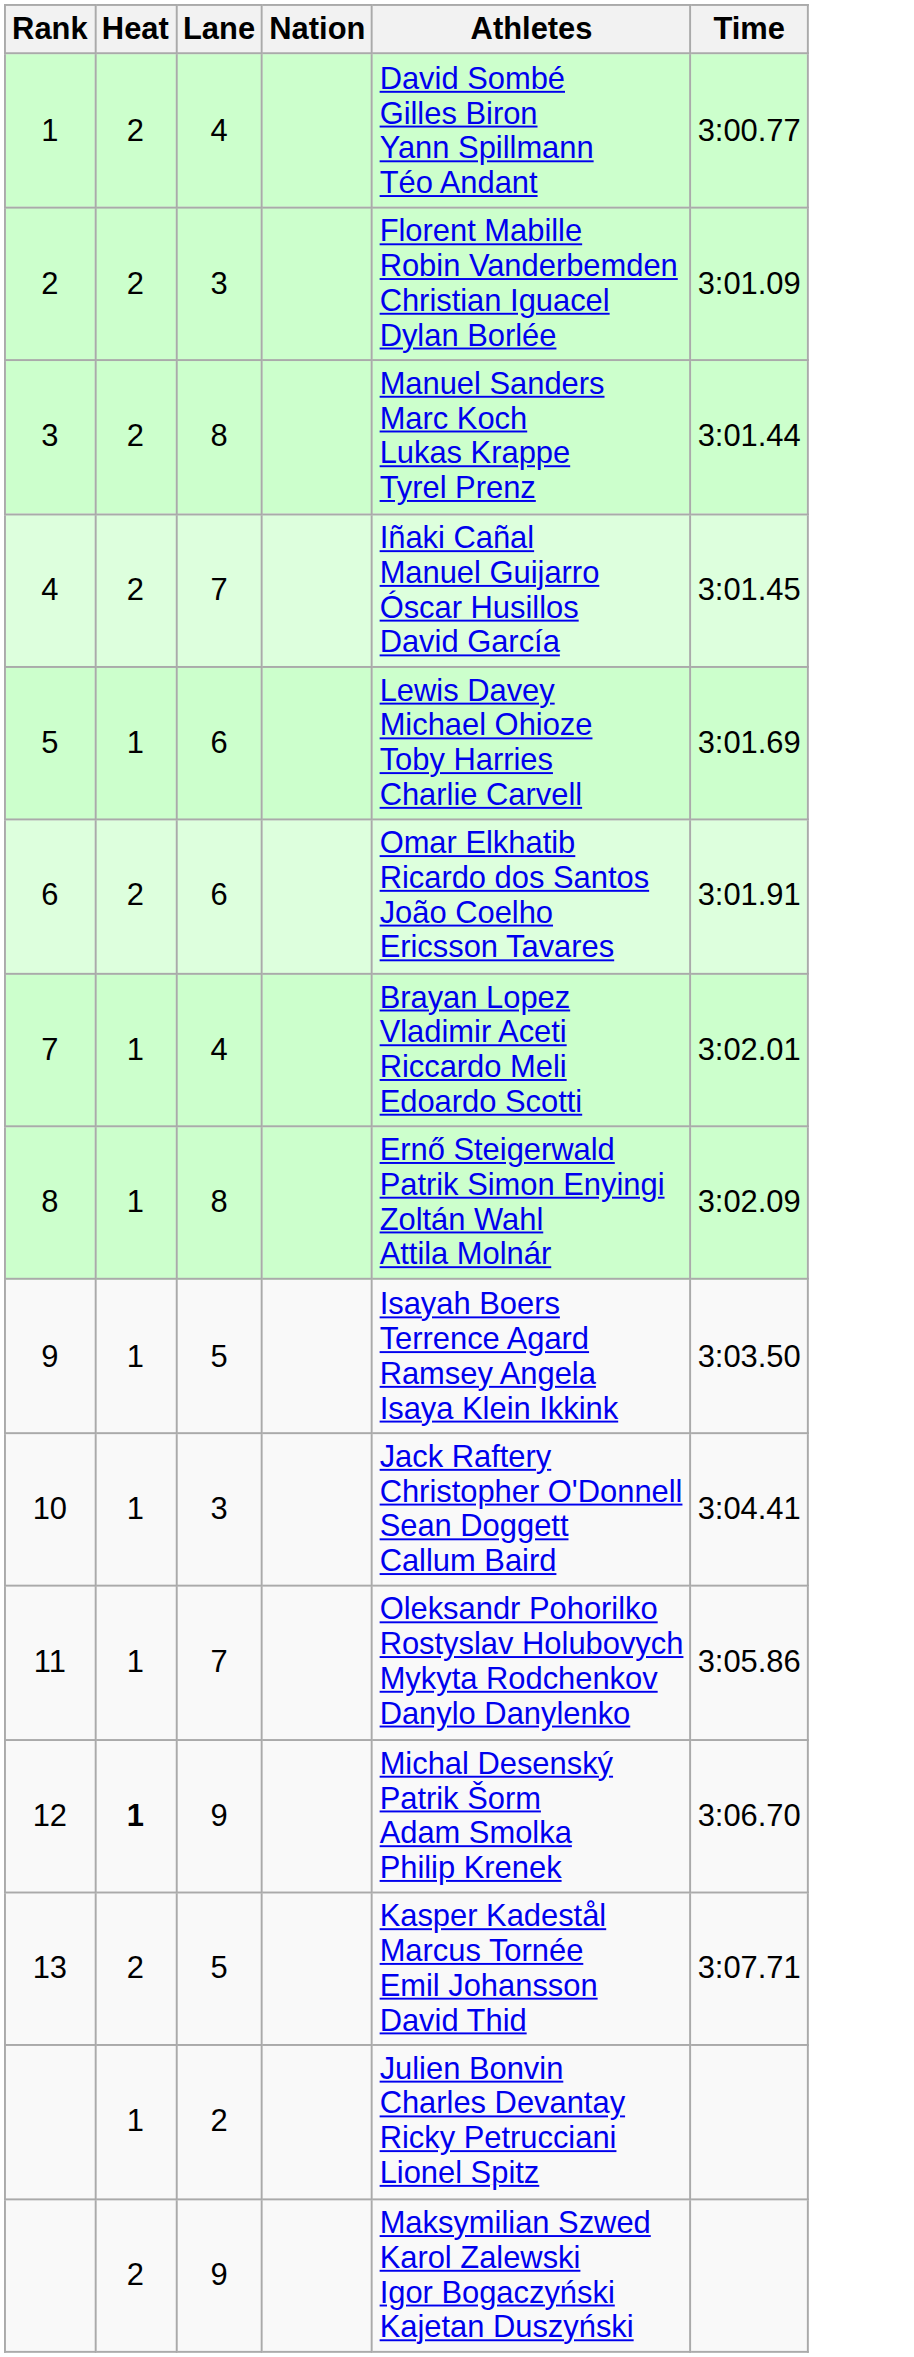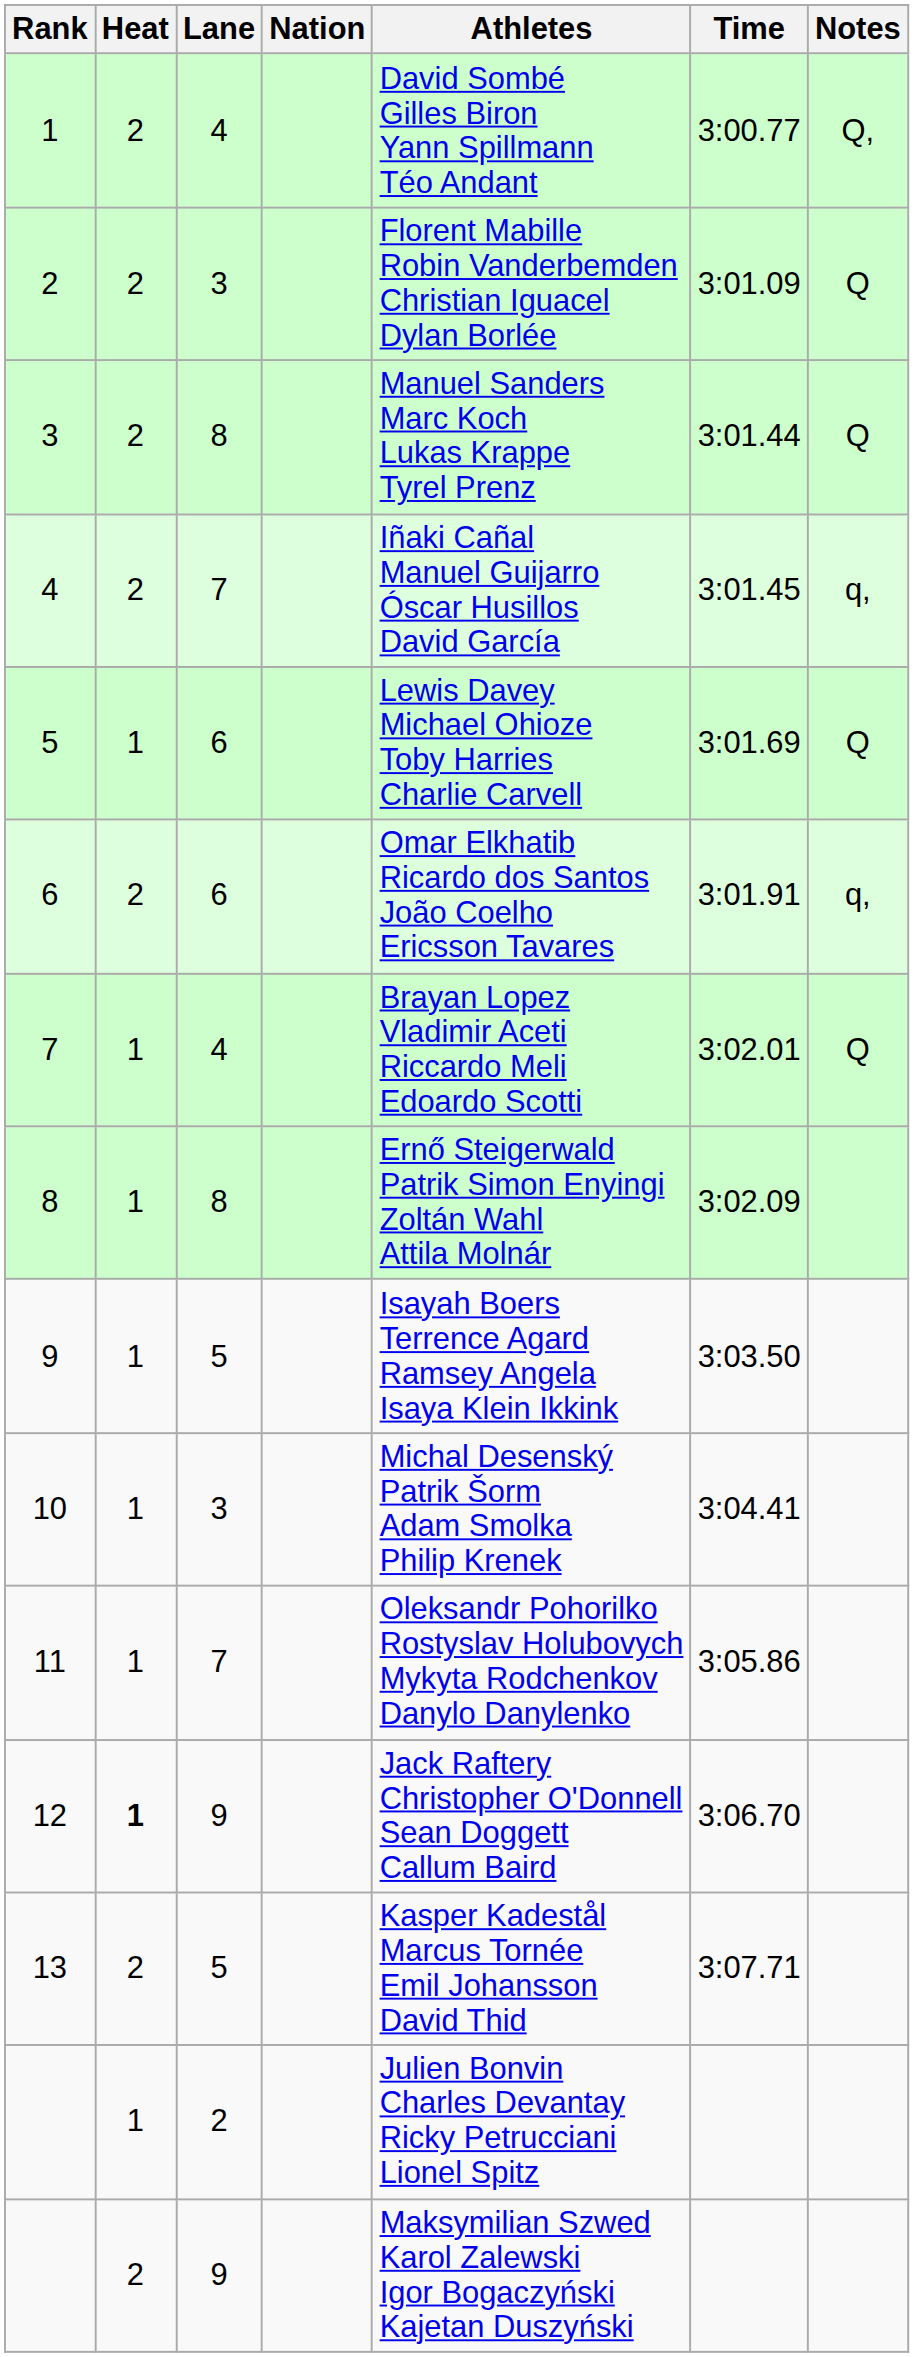+ column: (858, 28)
(531, 1508) Jack Raftery Christopher O'Donnell Sean Doggett Callum Baird -> (496, 1508) Michal Desenský Patrik Šorm Adam Smolka Philip Krenek
(496, 1815) Michal Desenský Patrik Šorm Adam Smolka Philip Krenek -> (531, 1815) Jack Raftery Christopher O'Donnell Sean Doggett Callum Baird
